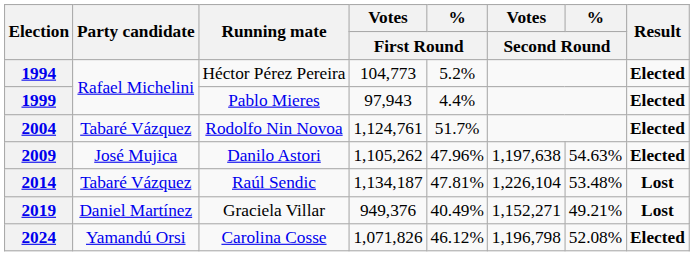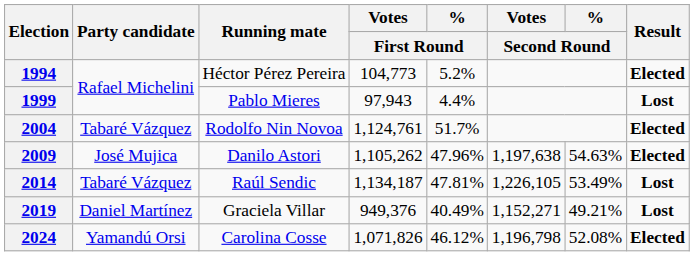(657, 100) Elected -> (657, 100) Lost
(526, 182) 1,226,104 -> (526, 182) 1,226,105
(595, 182) 53.48% -> (595, 182) 53.49%
